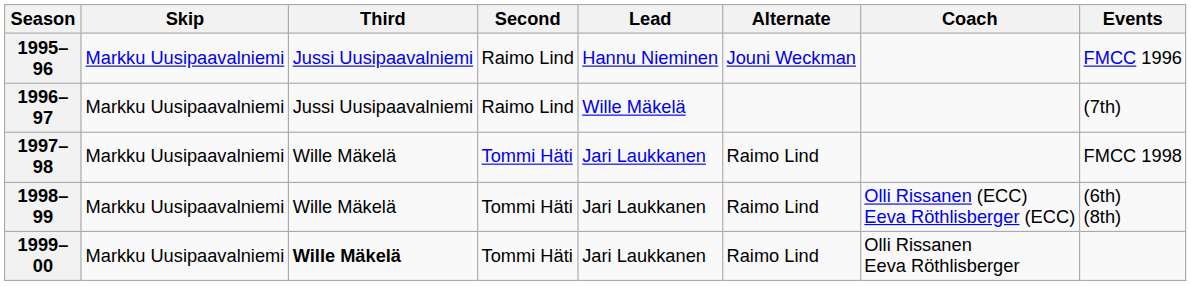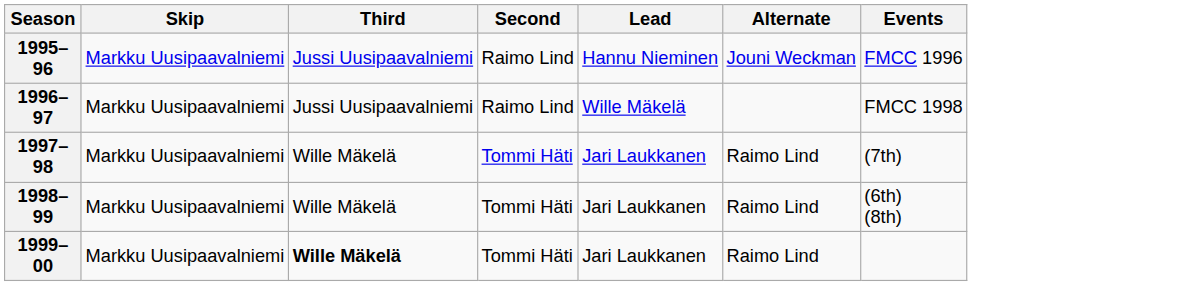- column: (970, 18)
(1102, 107) (7th) -> (914, 107) FMCC 1998
(1133, 157) FMCC 1998 -> (883, 157) (7th)
